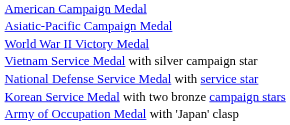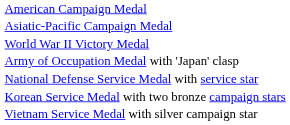rows swapped: (122, 114) <-> (131, 61)
